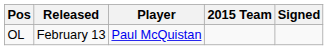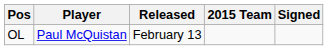columns swapped: (156, 15) <-> (71, 15)
